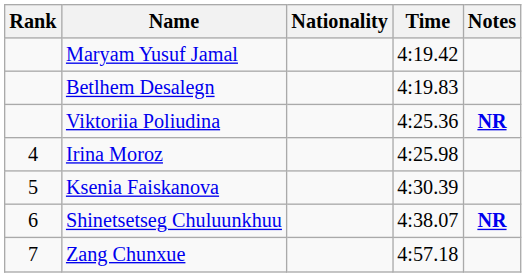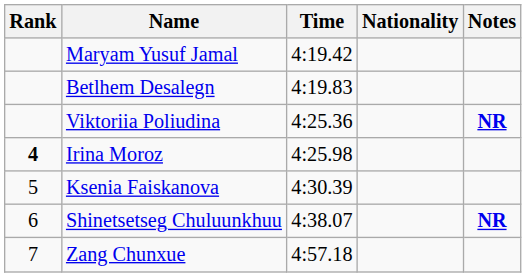columns swapped: (340, 21) <-> (428, 21)
(33, 154) normal -> (33, 154) bold
